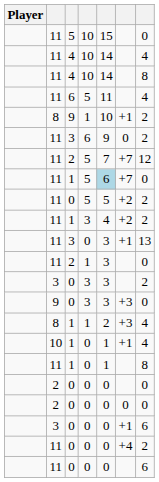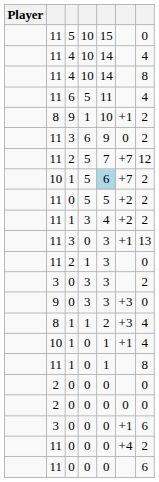(56, 179) 11 -> (56, 179) 10
(145, 179) 0 -> (145, 179) 2
